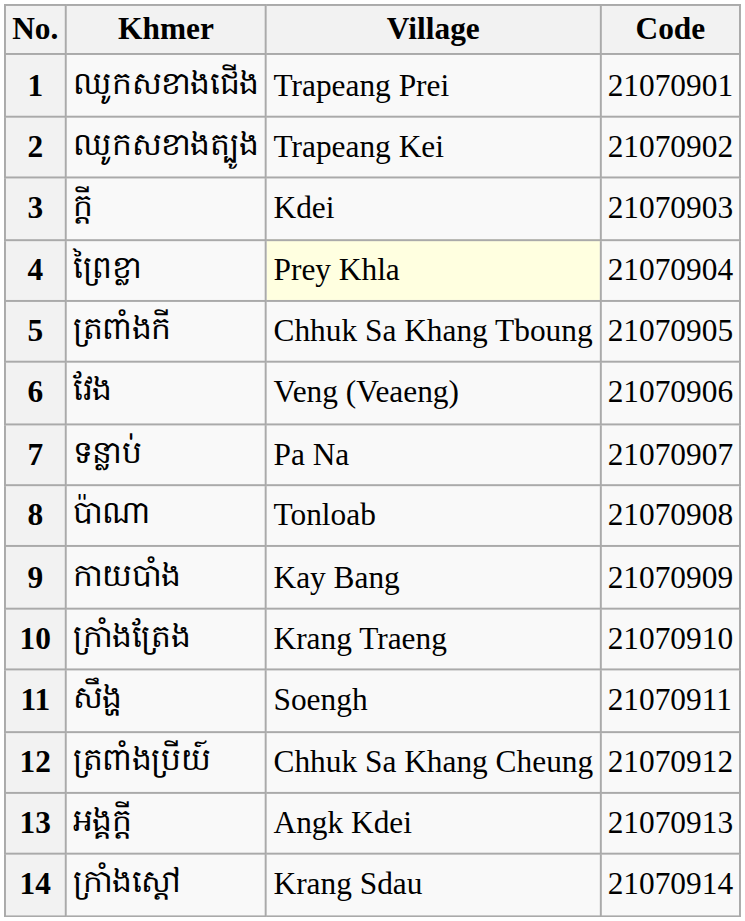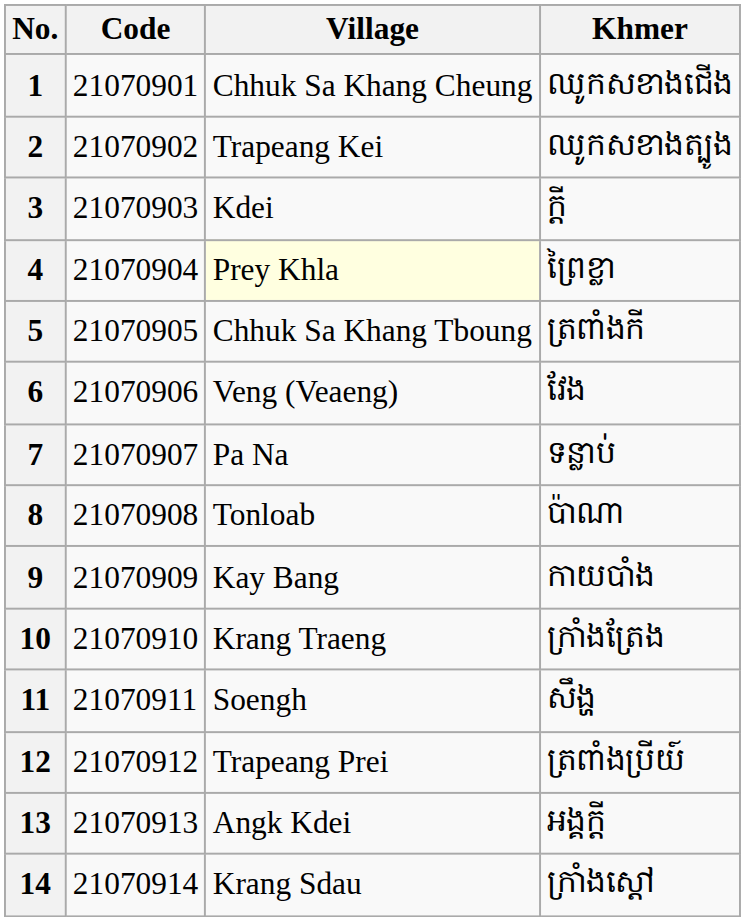columns swapped: (670, 29) <-> (166, 29)
(361, 84) Trapeang Prei -> (373, 84) Chhuk Sa Khang Cheung
(433, 761) Chhuk Sa Khang Cheung -> (301, 761) Trapeang Prei
